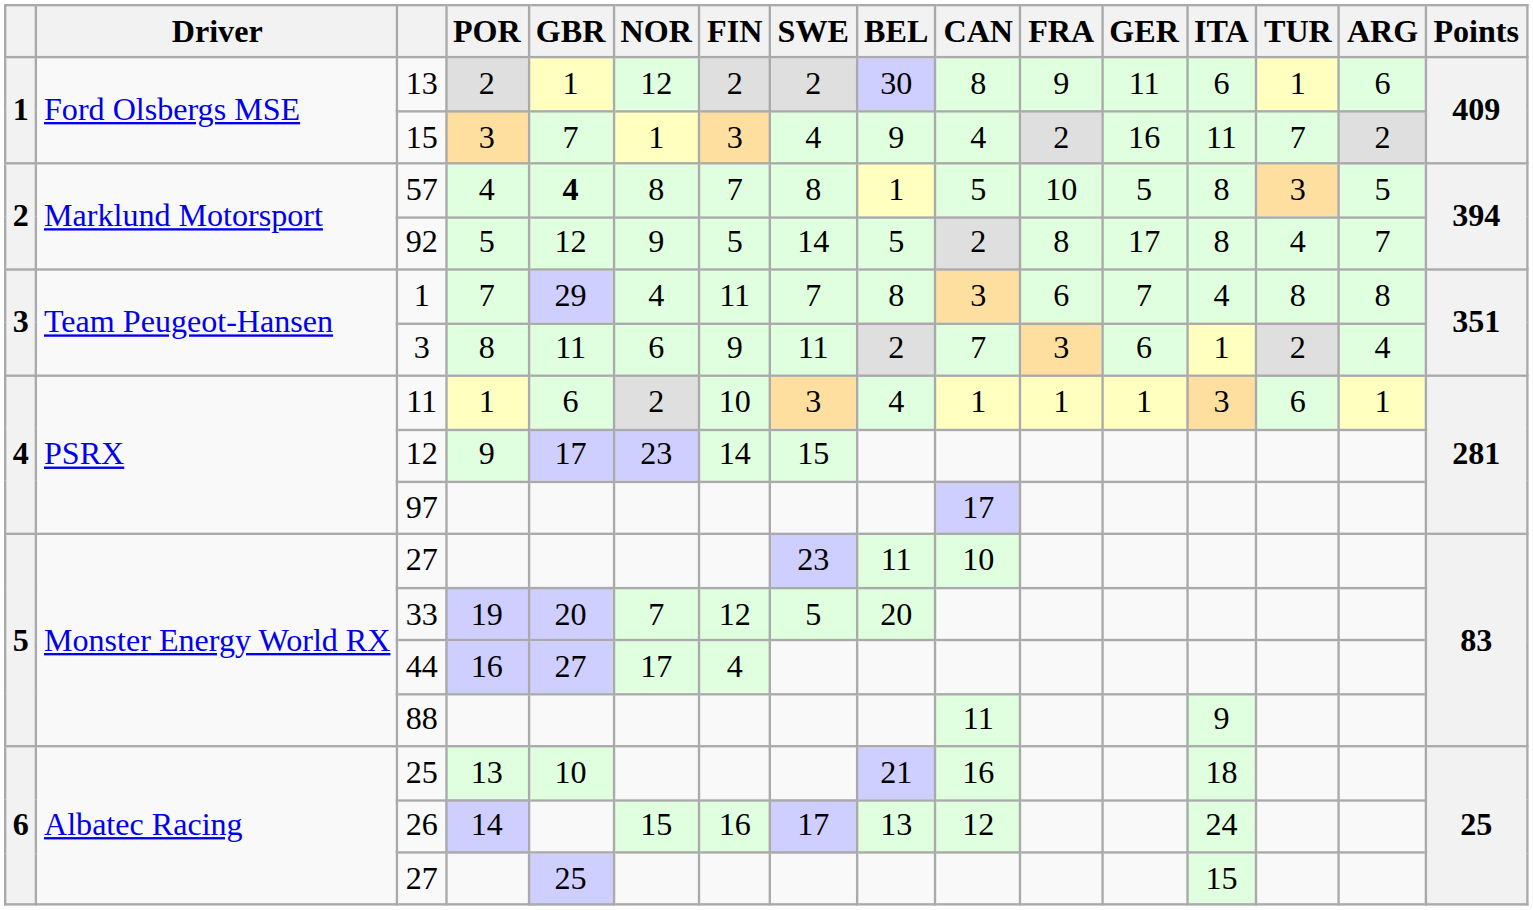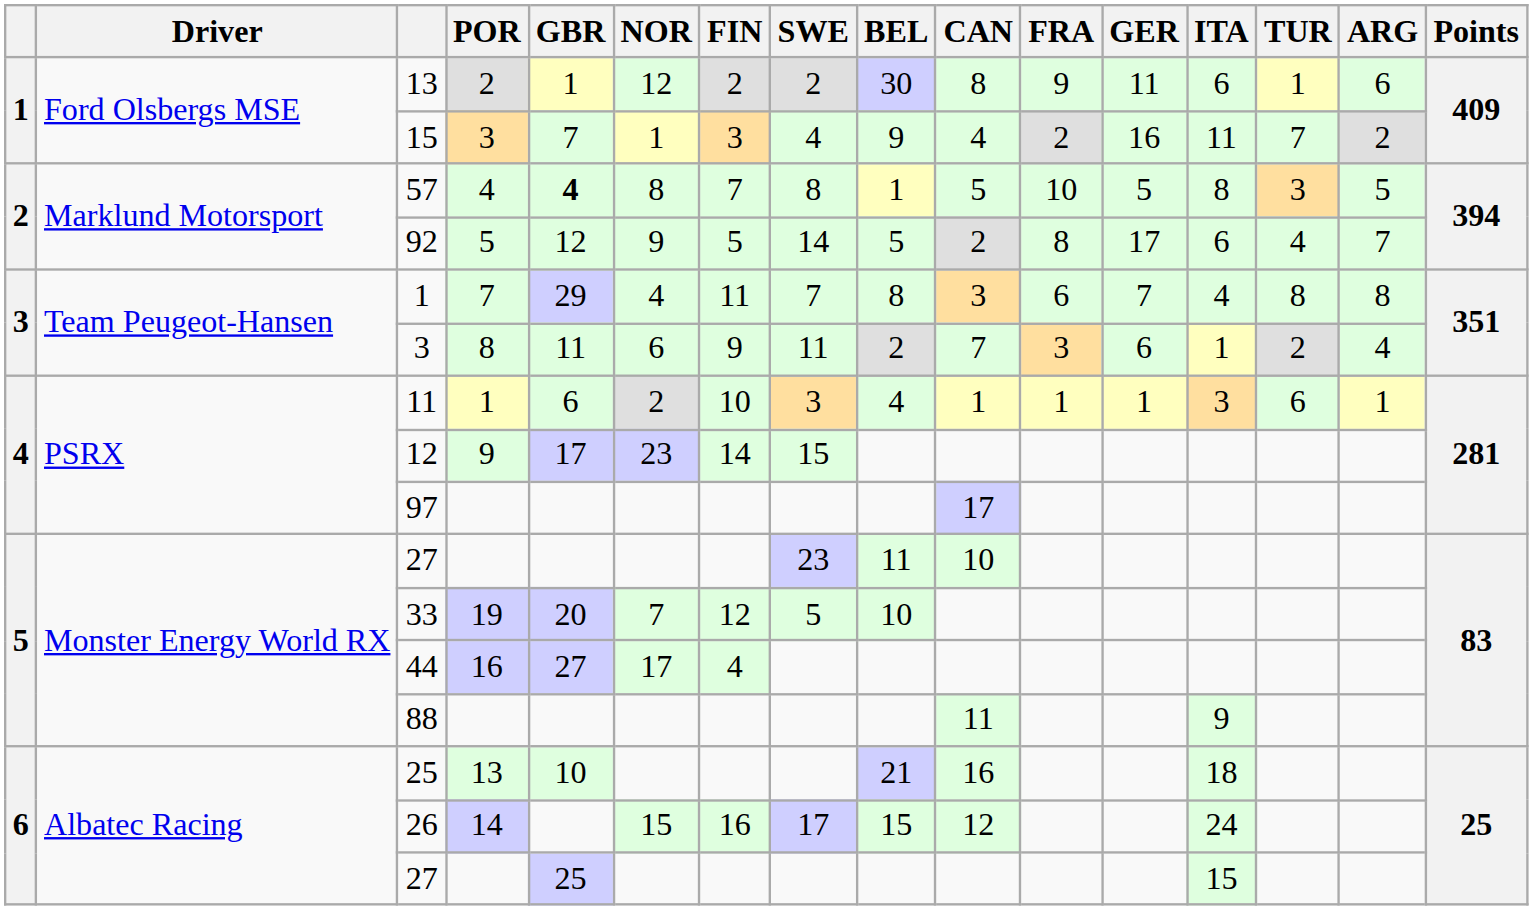(1221, 242) 8 -> (1221, 242) 6
(896, 613) 20 -> (896, 613) 10
(896, 824) 13 -> (896, 824) 15
